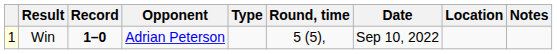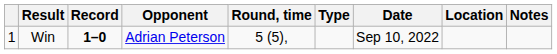columns swapped: (247, 15) <-> (309, 15)
(12, 37) lightyellow background -> (12, 37) no background
